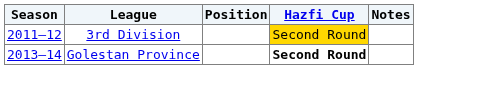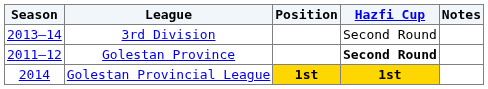(34, 34) 2011–12 -> (34, 34) 2013–14
(319, 34) gold background -> (390, 34) no background
(34, 54) 2013–14 -> (34, 54) 2011–12
+ row: (169, 74)
